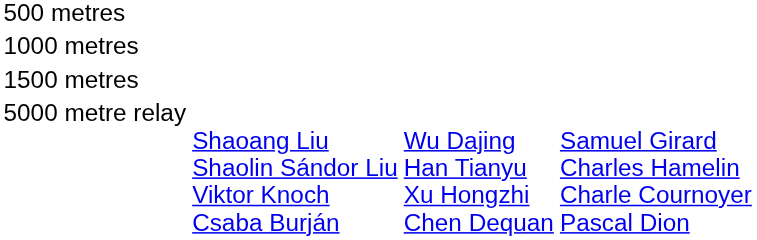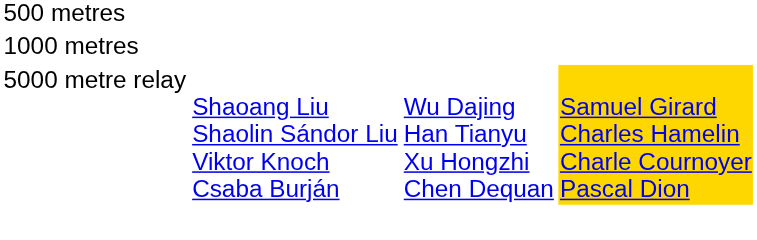- row: (71, 79)
(656, 181) no background -> (656, 148) gold background
